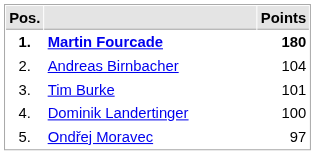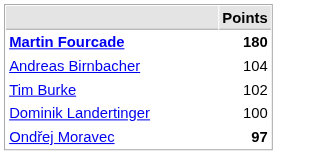- column: (25, 17)
(294, 89) 101 -> (255, 89) 102
(298, 137) normal -> (259, 137) bold
